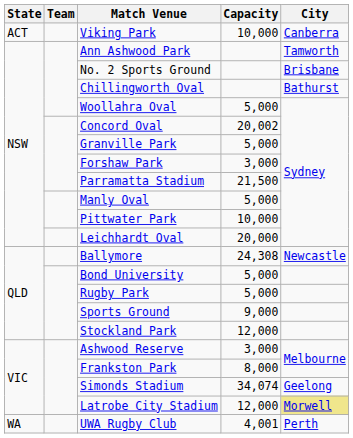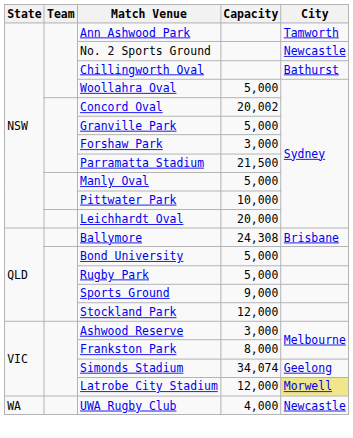- row: (118, 32)
(311, 70) Brisbane -> (315, 51) Newcastle
(315, 256) Newcastle -> (311, 238) Brisbane
(261, 424) 4,001 -> (261, 405) 4,000
(301, 424) Perth -> (315, 405) Newcastle
